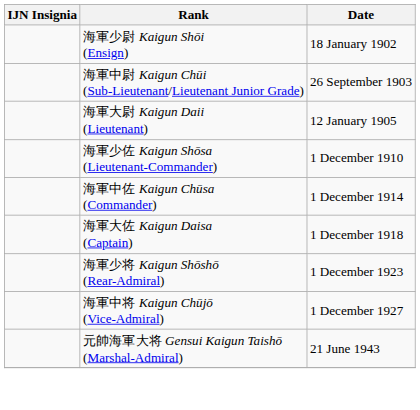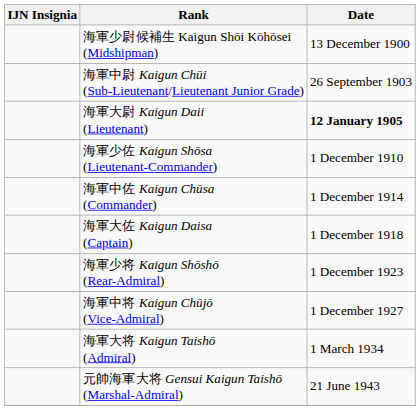+ row: (187, 44)
- row: (144, 44)
(353, 120) normal -> (356, 120) bold
+ row: (149, 348)
